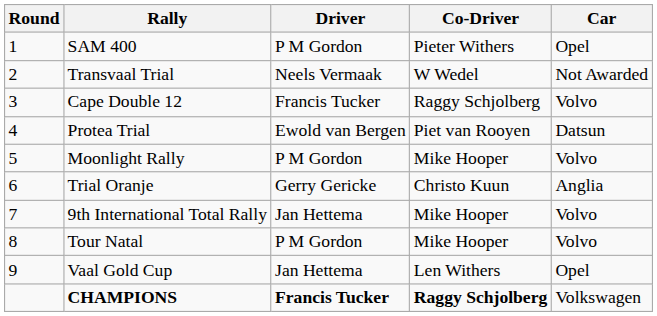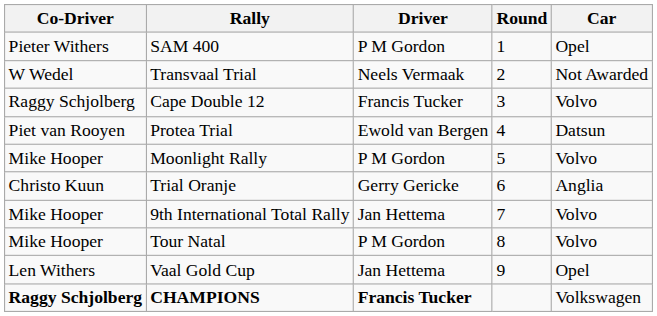columns swapped: (34, 18) <-> (481, 18)
